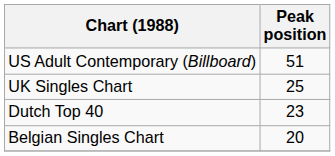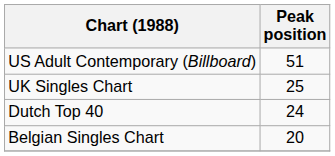(295, 112) 23 -> (295, 112) 24
